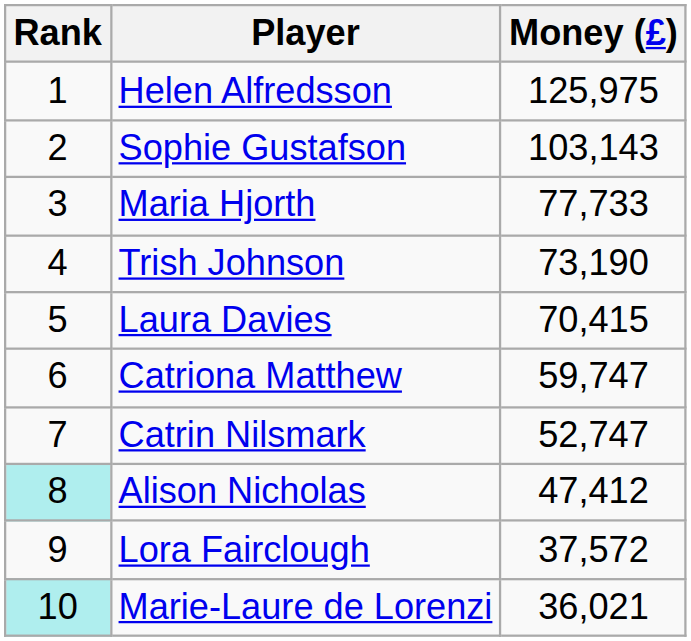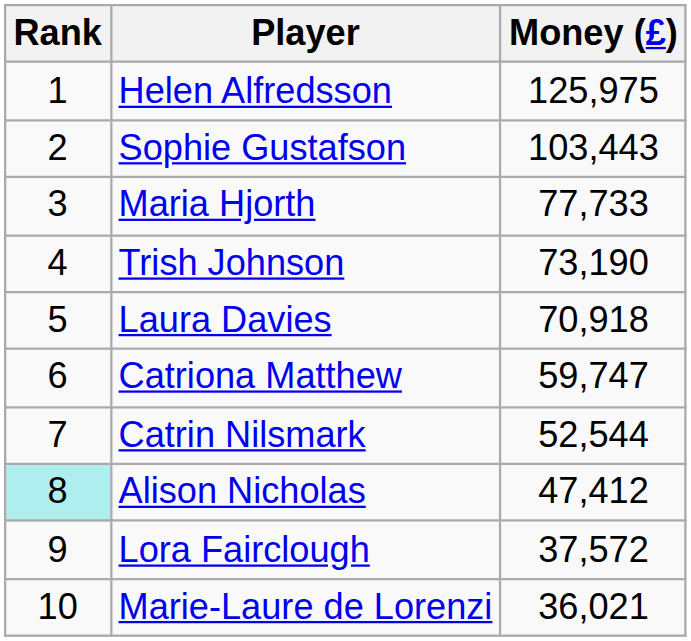(593, 147) 103,143 -> (593, 147) 103,443
(593, 319) 70,415 -> (593, 319) 70,918
(593, 434) 52,747 -> (593, 434) 52,544
(58, 606) paleturquoise background -> (58, 606) no background
